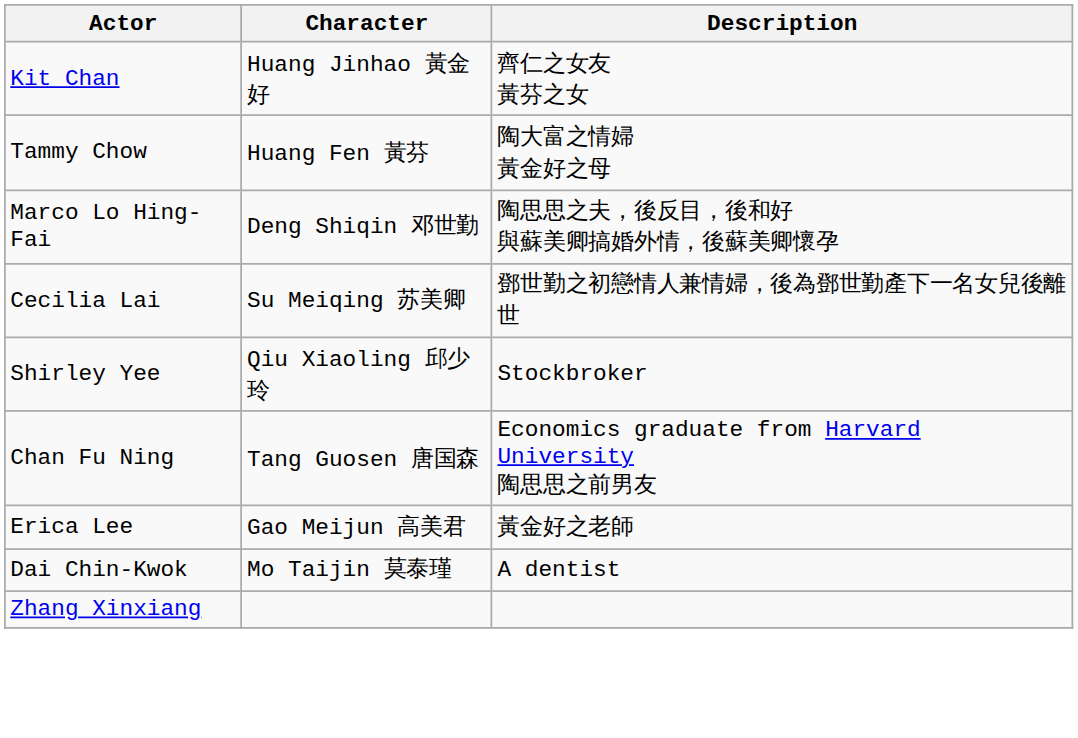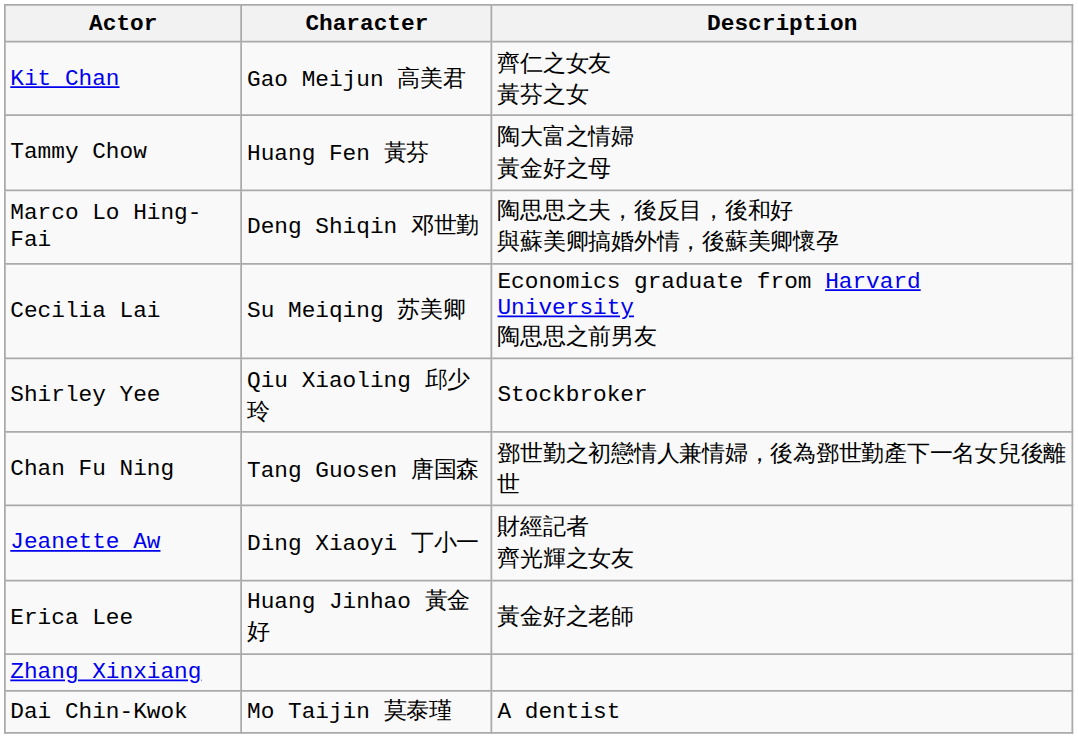(359, 80) Huang Jinhao 黃金好 -> (356, 80) Gao Meijun 高美君
(782, 301) 鄧世勤之初戀情人兼情婦，後為鄧世勤產下一名女兒後離世 -> (709, 310) Economics graduate from Harvard University 陶思思之前男友
(709, 458) Economics graduate from Harvard University 陶思思之前男友 -> (782, 470) 鄧世勤之初戀情人兼情婦，後為鄧世勤產下一名女兒後離世
+ row: (85, 543)
(356, 528) Gao Meijun 高美君 -> (359, 618) Huang Jinhao 黃金好
rows swapped: (99, 569) <-> (106, 609)
